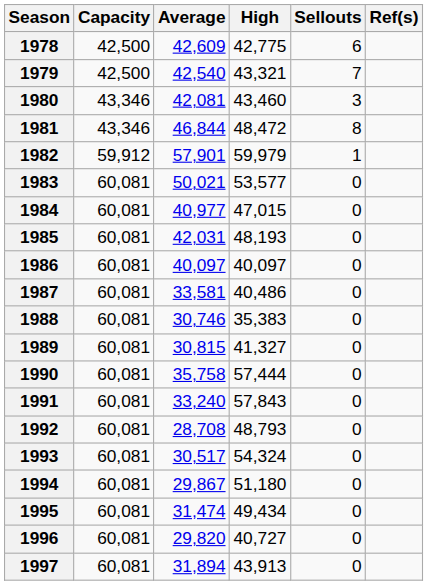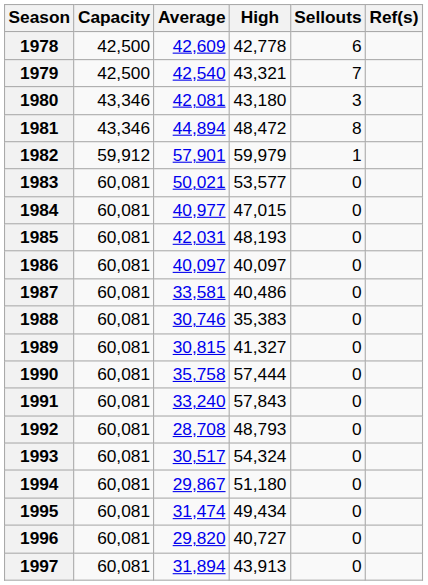(260, 45) 42,775 -> (260, 45) 42,778
(260, 100) 43,460 -> (260, 100) 43,180
(199, 127) 46,844 -> (199, 127) 44,894
